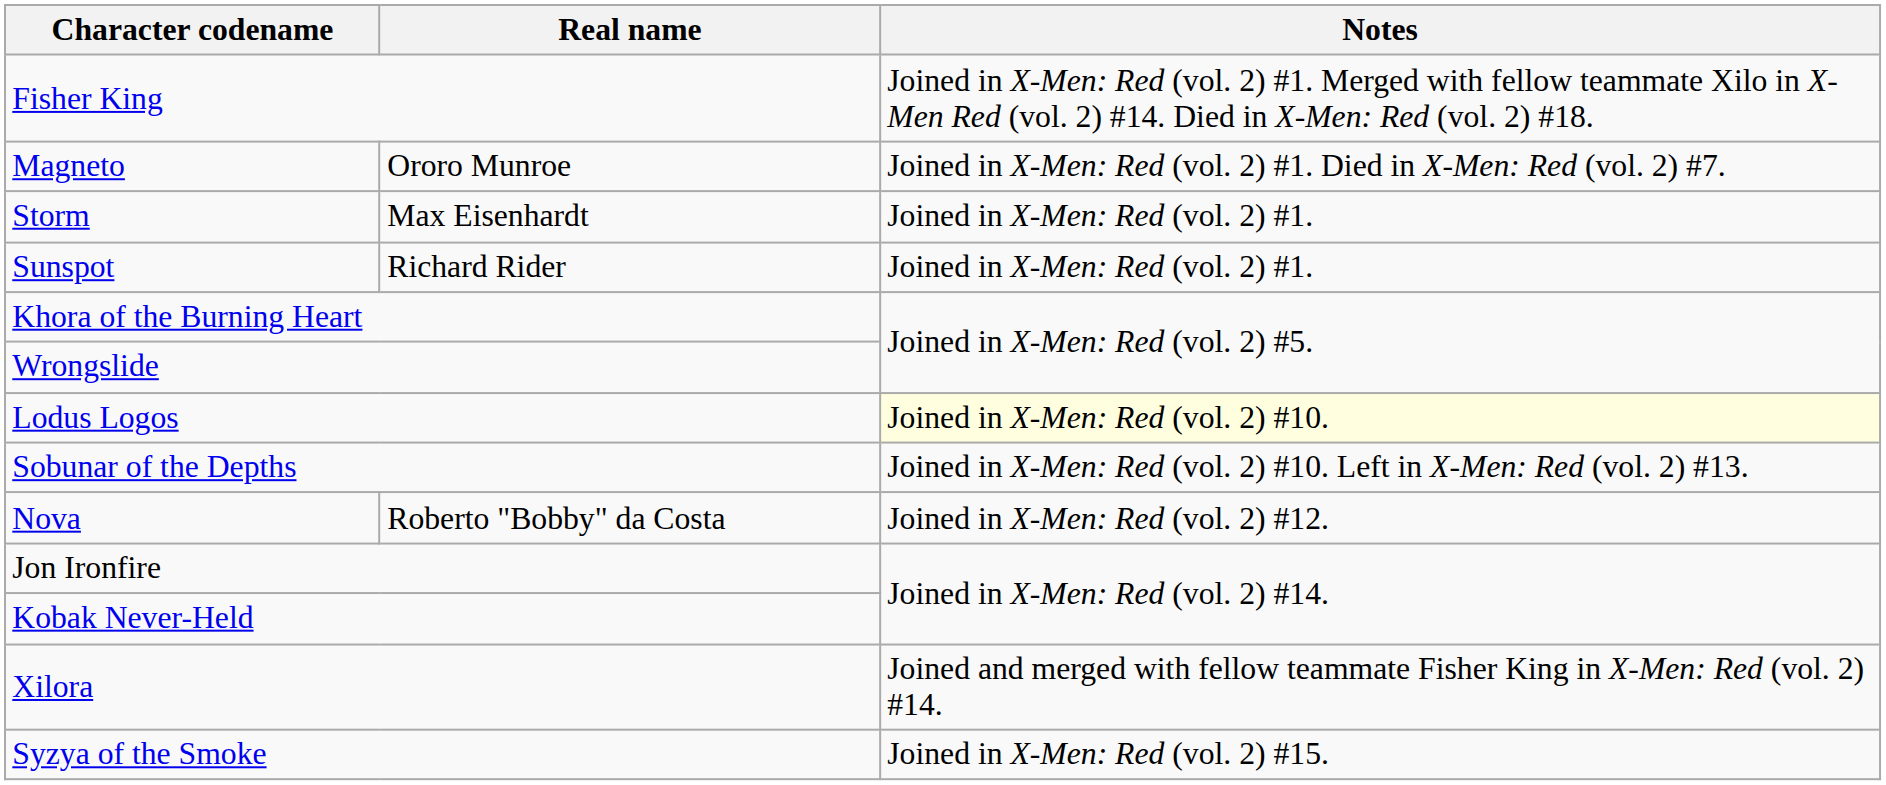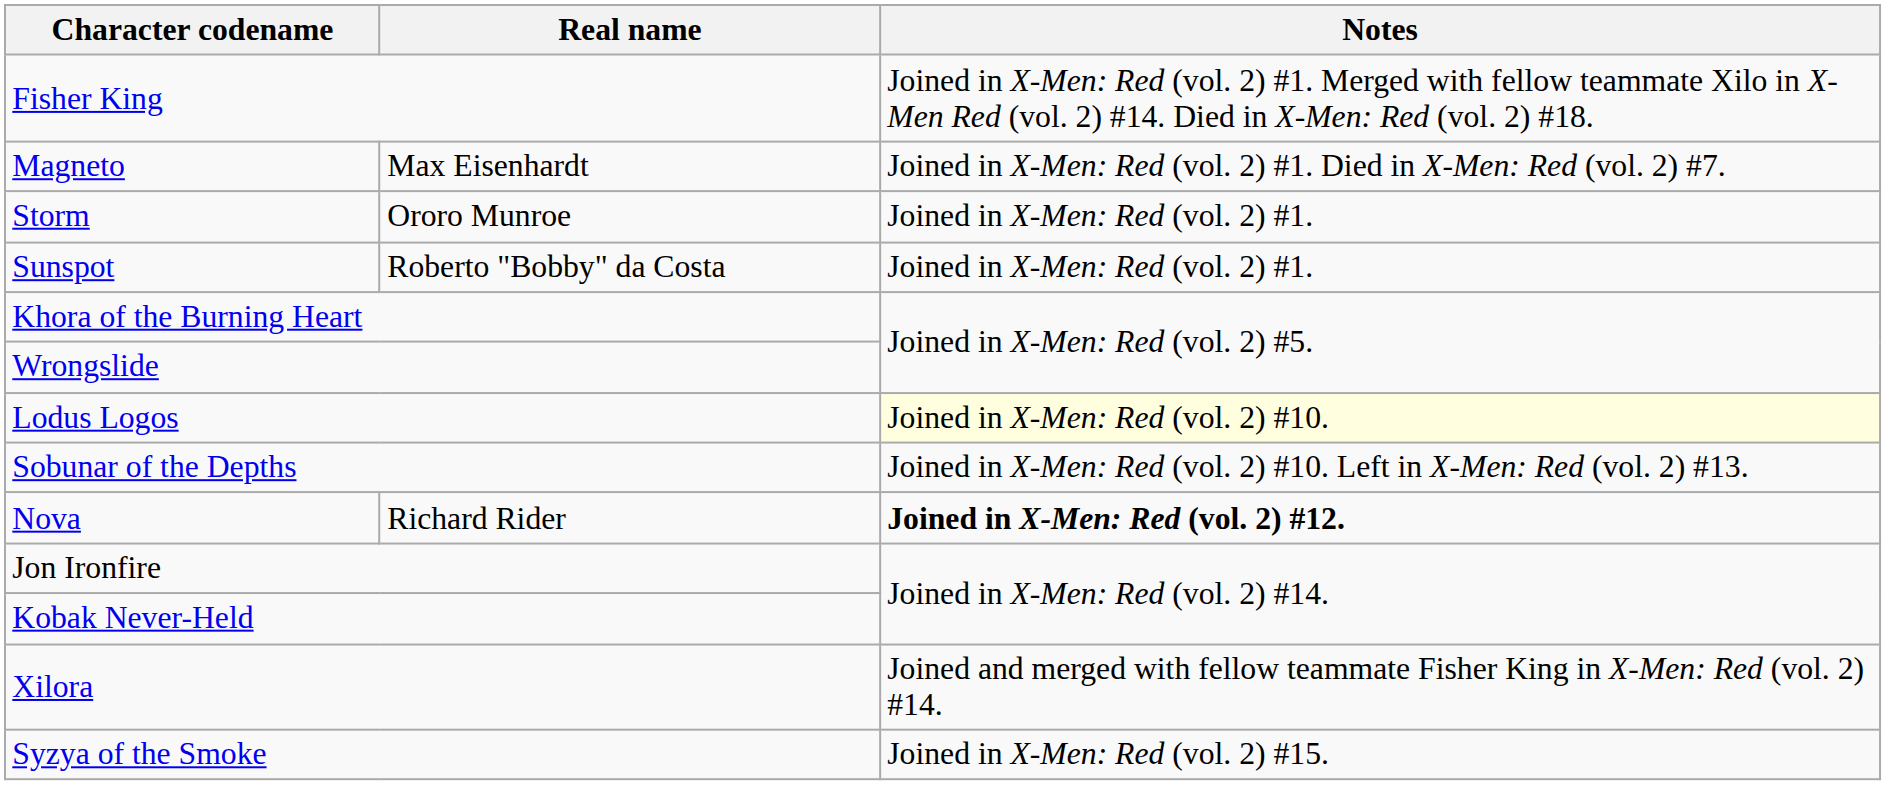(479, 165) Ororo Munroe -> (488, 165) Max Eisenhardt
(488, 215) Max Eisenhardt -> (479, 215) Ororo Munroe
(477, 266) Richard Rider -> (556, 266) Roberto "Bobby" da Costa
(556, 517) Roberto "Bobby" da Costa -> (477, 517) Richard Rider
(1108, 517) normal -> (1116, 517) bold
